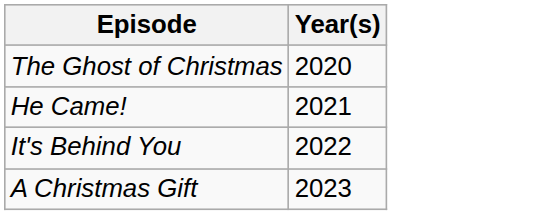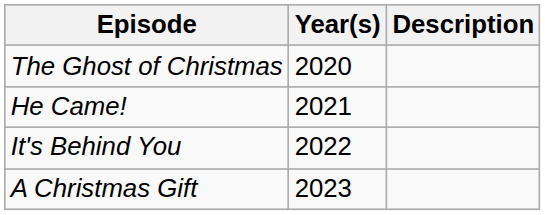+ column: (463, 24)
